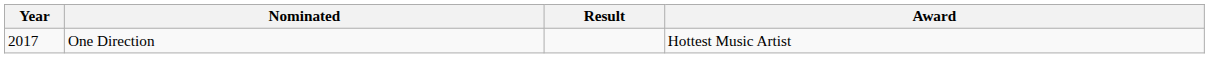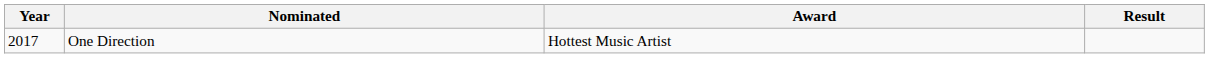columns swapped: (934, 16) <-> (604, 16)
